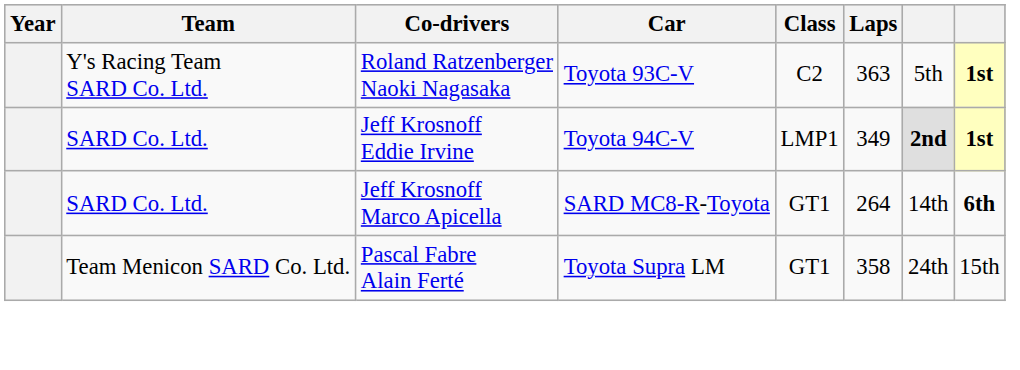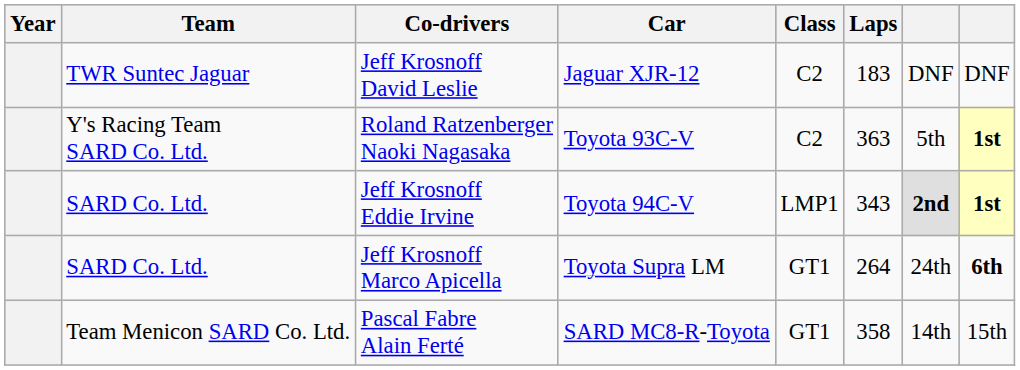+ row: (421, 74)
(873, 138) 349 -> (873, 203) 343
(667, 203) SARD MC8-R-Toyota -> (644, 267) Toyota Supra LM
(928, 203) 14th -> (931, 267) 24th
(644, 267) Toyota Supra LM -> (667, 332) SARD MC8-R-Toyota
(928, 267) 24th -> (931, 332) 14th
